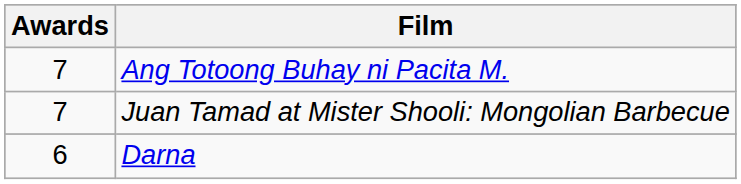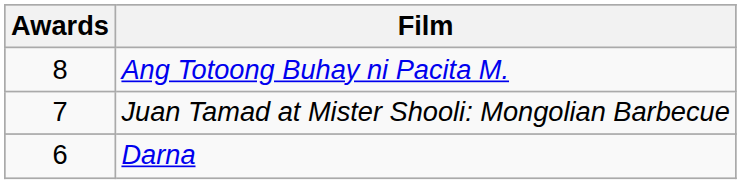(60, 69) 7 -> (60, 69) 8
